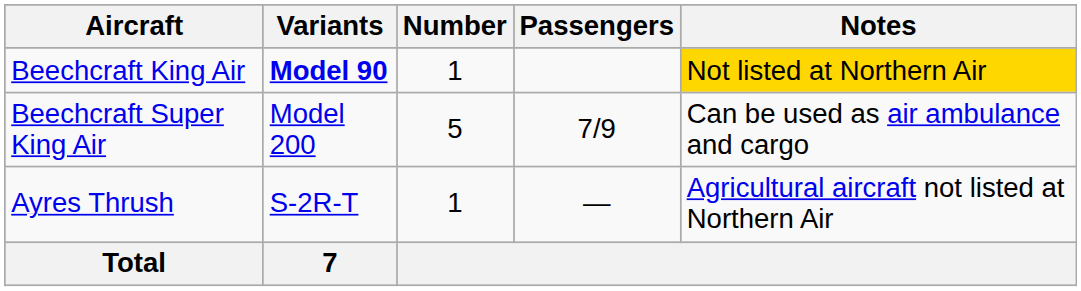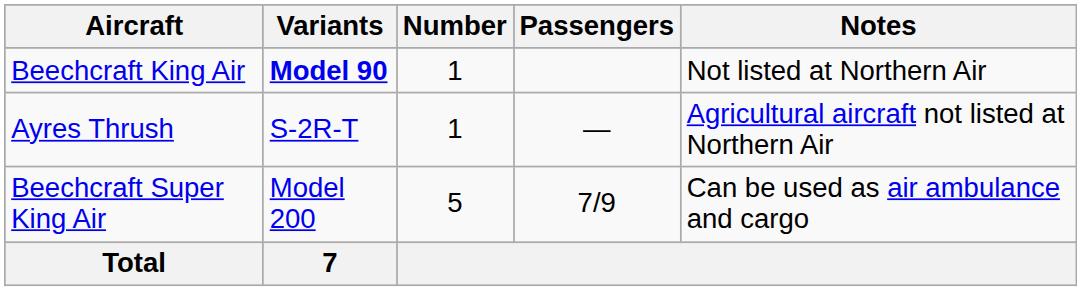(837, 69) gold background -> (837, 69) no background
rows swapped: (118, 129) <-> (93, 203)
